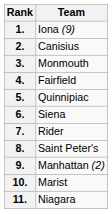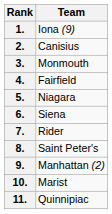(63, 98) Quinnipiac -> (57, 98) Niagara
(57, 200) Niagara -> (63, 200) Quinnipiac
